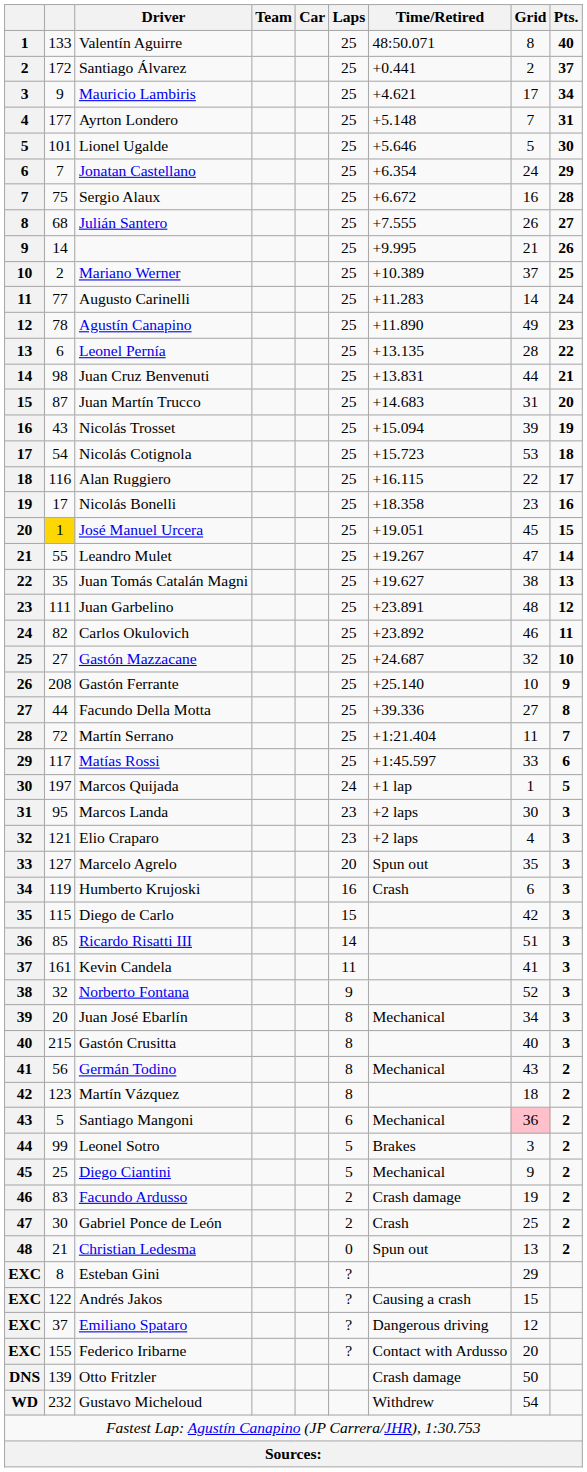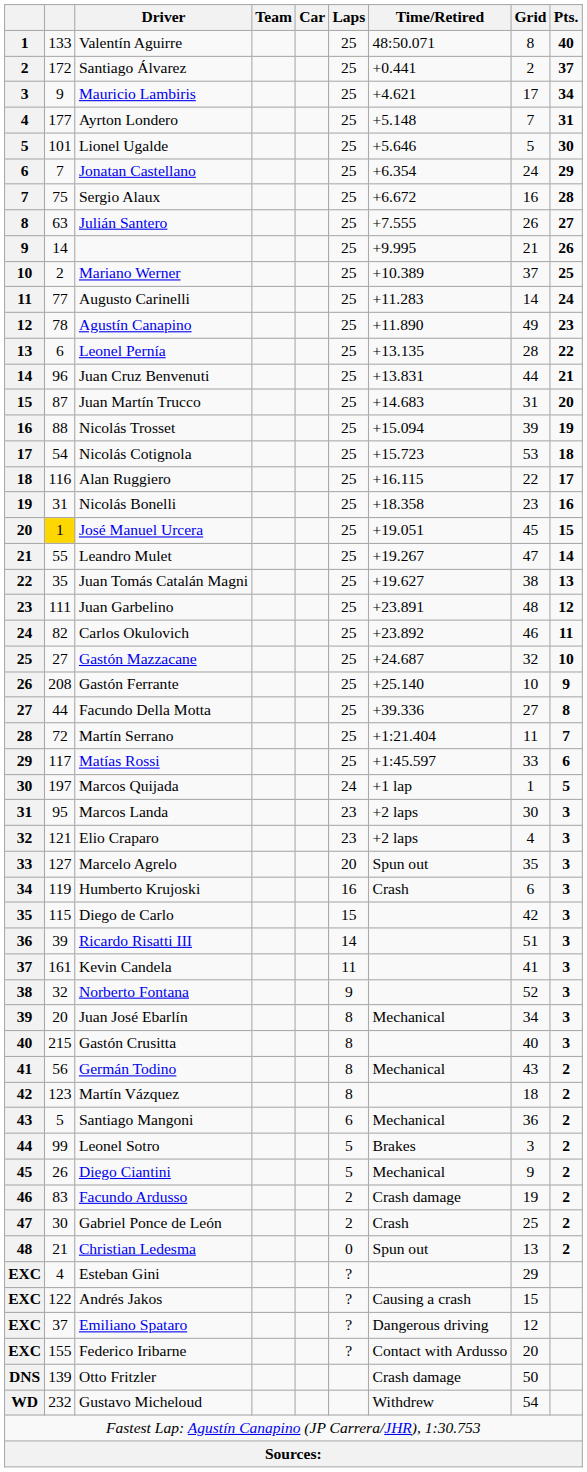(60, 222) 68 -> (60, 222) 63
(60, 376) 98 -> (60, 376) 96
(60, 428) 43 -> (60, 428) 88
(60, 505) 17 -> (60, 505) 31
(60, 941) 85 -> (60, 941) 39
(530, 1120) pink background -> (530, 1120) no background
(60, 1171) 25 -> (60, 1171) 26
(60, 1274) 8 -> (60, 1274) 4
